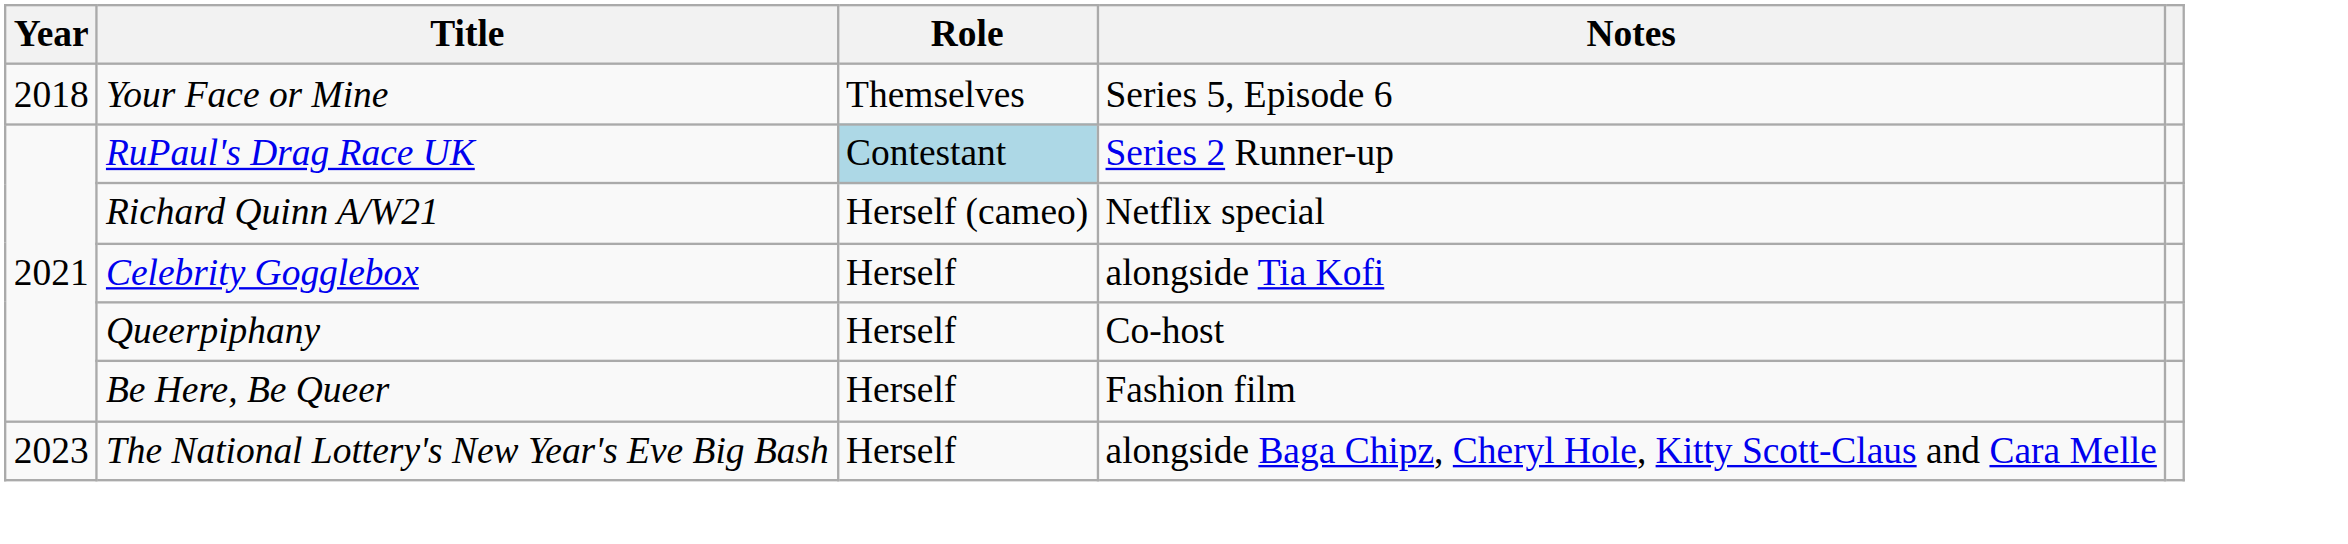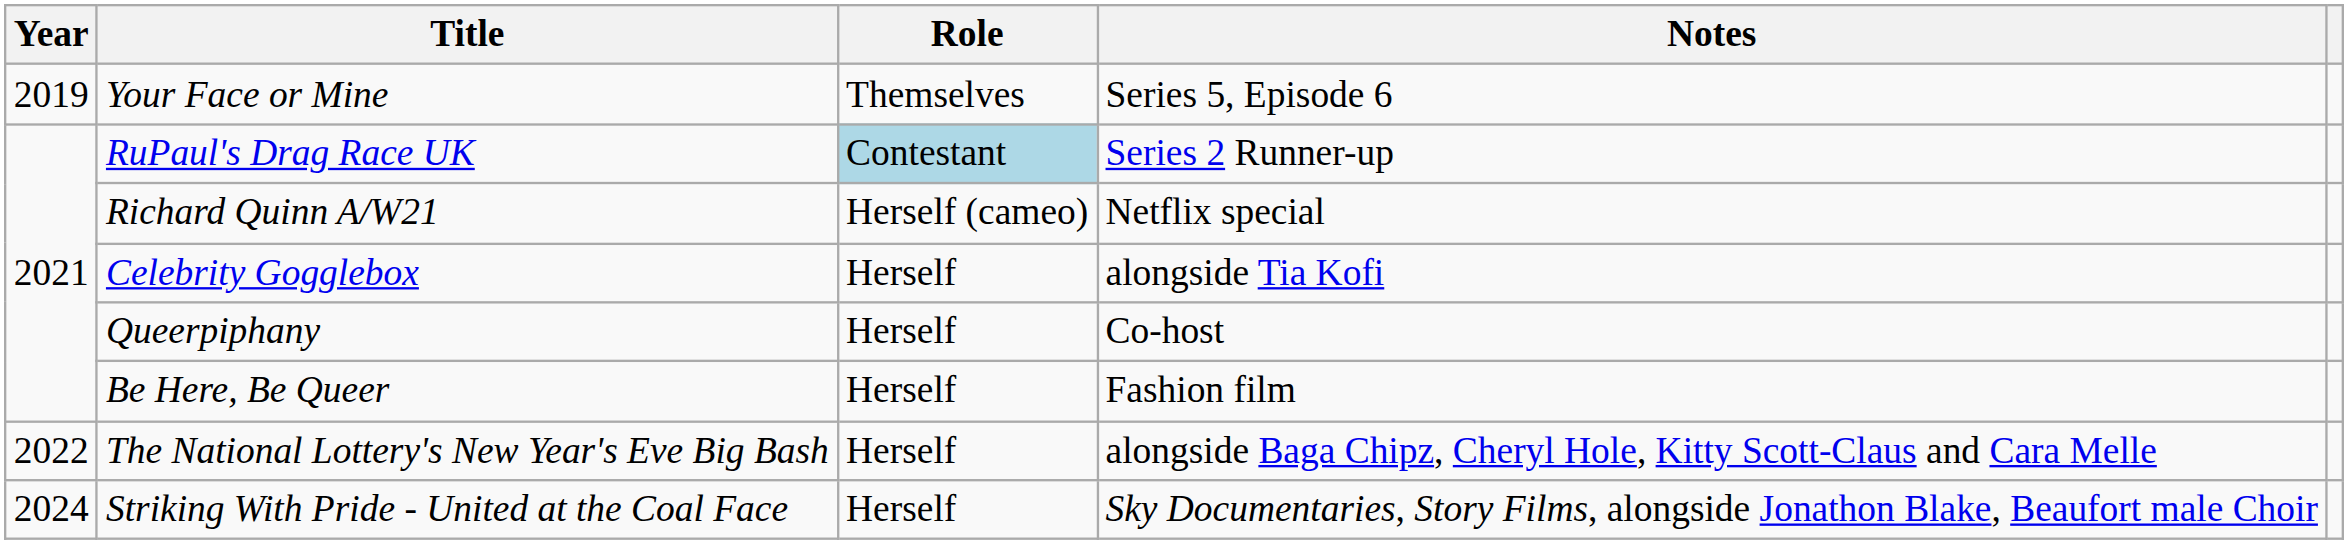(51, 93) 2018 -> (51, 93) 2019
(51, 449) 2023 -> (51, 449) 2022
+ row: (447, 509)
